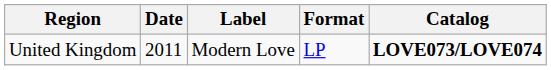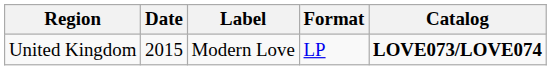(164, 49) 2011 -> (164, 49) 2015
